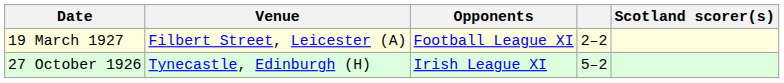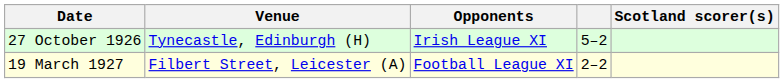rows swapped: (75, 65) <-> (66, 41)
